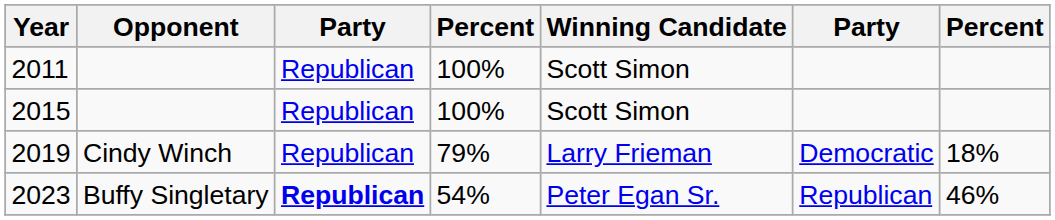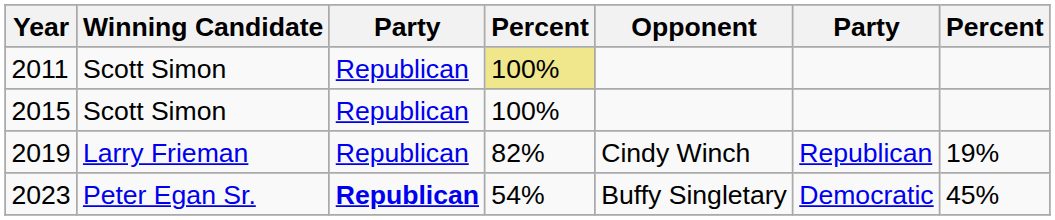columns swapped: (667, 26) <-> (176, 26)
(471, 68) no background -> (525, 68) khaki background
(463, 152) 79% -> (518, 152) 82%
(866, 152) Democratic -> (866, 152) Republican
(973, 152) 18% -> (973, 152) 19%
(866, 194) Republican -> (866, 194) Democratic
(973, 194) 46% -> (973, 194) 45%
